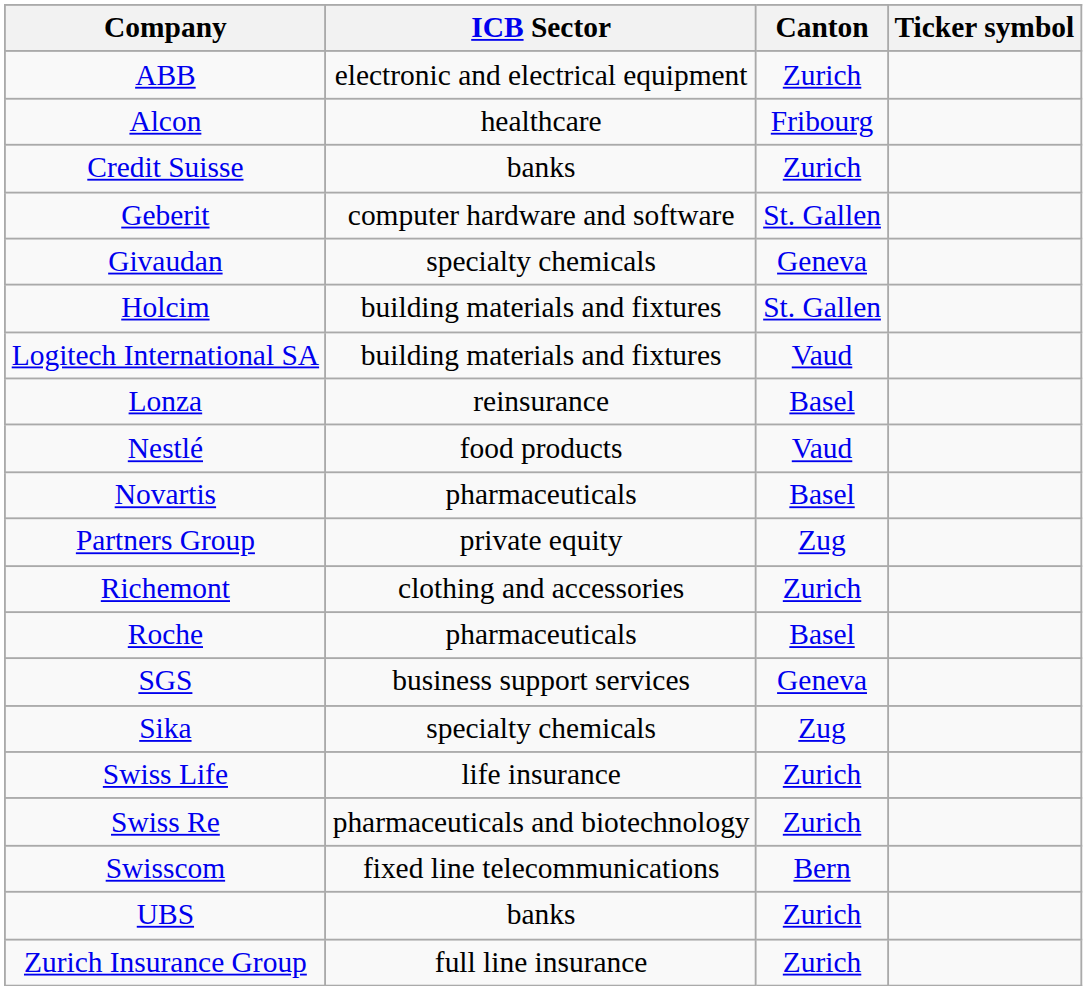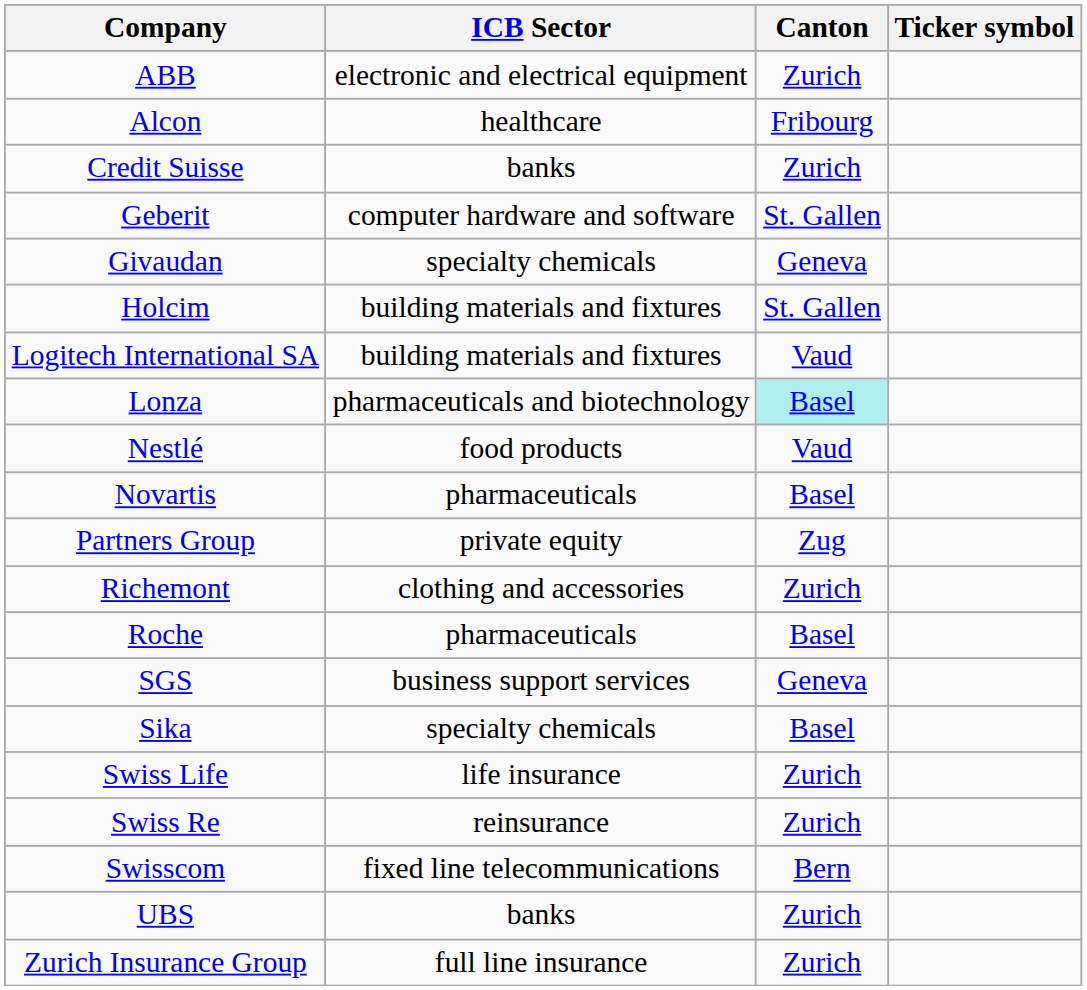(541, 401) reinsurance -> (541, 401) pharmaceuticals and biotechnology
(822, 401) no background -> (822, 401) paleturquoise background
(822, 728) Zug -> (822, 728) Basel
(541, 821) pharmaceuticals and biotechnology -> (541, 821) reinsurance
